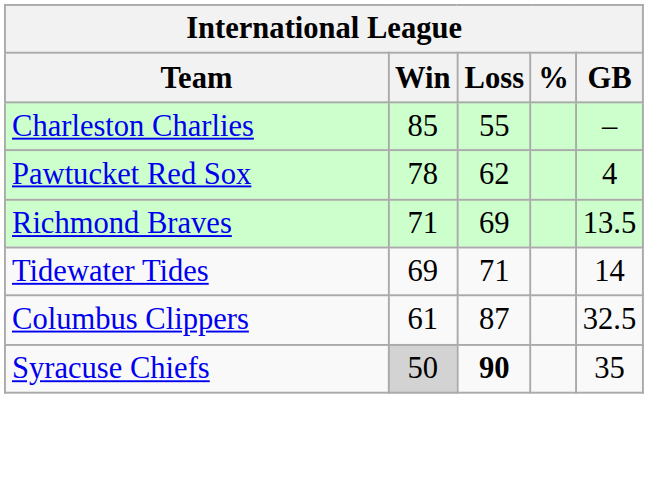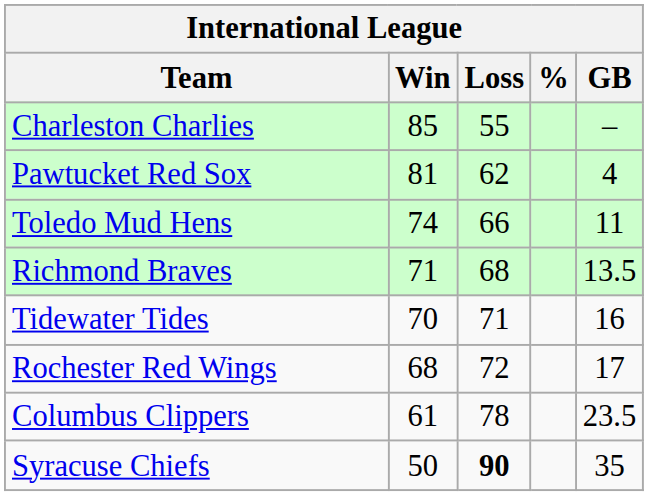(423, 174) 78 -> (423, 174) 81
+ row: (122, 222)
(494, 222) 69 -> (494, 271) 68
(423, 271) 69 -> (423, 319) 70
(610, 271) 14 -> (610, 319) 16
+ row: (144, 367)
(494, 319) 87 -> (494, 416) 78
(610, 319) 32.5 -> (610, 416) 23.5
(423, 367) lightgrey background -> (423, 464) no background
